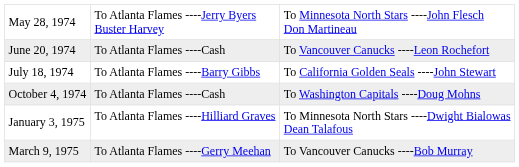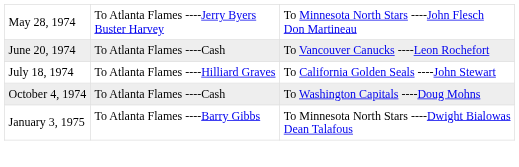(177, 72) To Atlanta Flames ----Barry Gibbs -> (185, 72) To Atlanta Flames ----Hilliard Graves
(185, 115) To Atlanta Flames ----Hilliard Graves -> (177, 115) To Atlanta Flames ----Barry Gibbs
- row: (44, 151)
